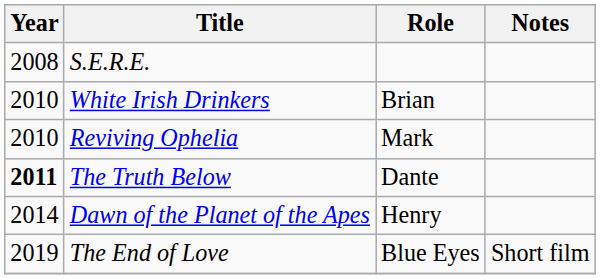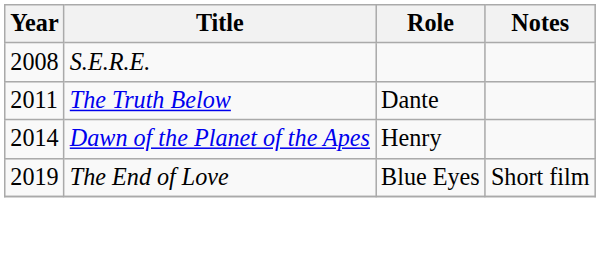- row: (170, 100)
- row: (154, 138)
(34, 176) bold -> (34, 100) normal
